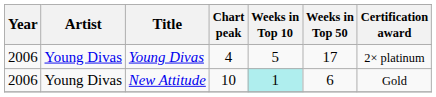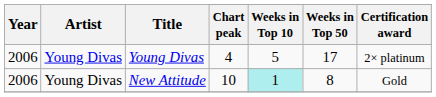(330, 80) 6 -> (330, 80) 8
